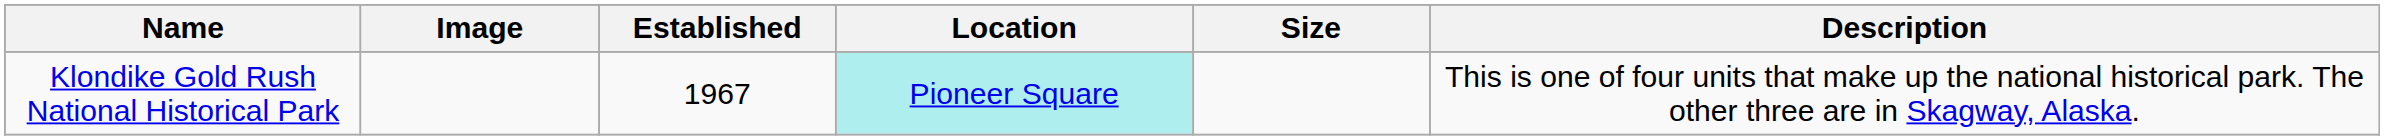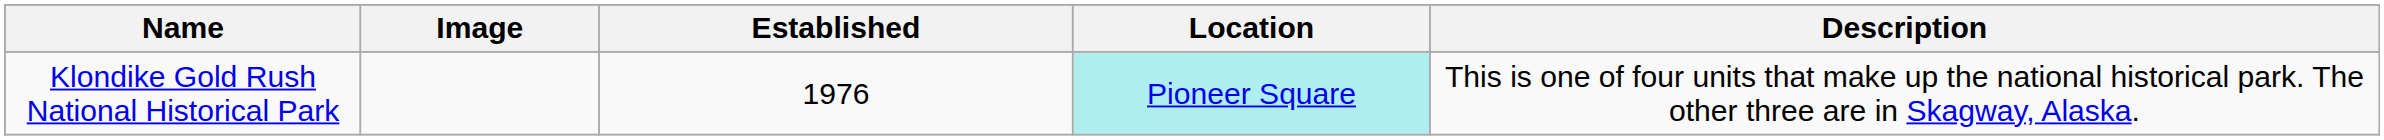- column: (1311, 28)
(717, 92) 1967 -> (836, 92) 1976
